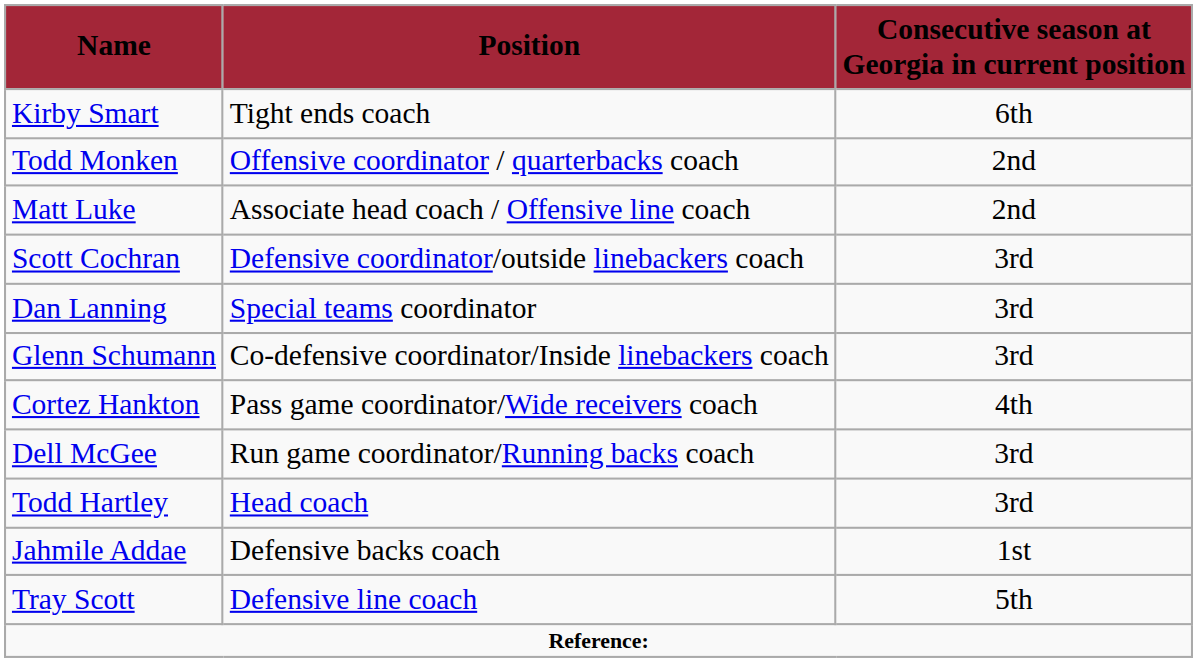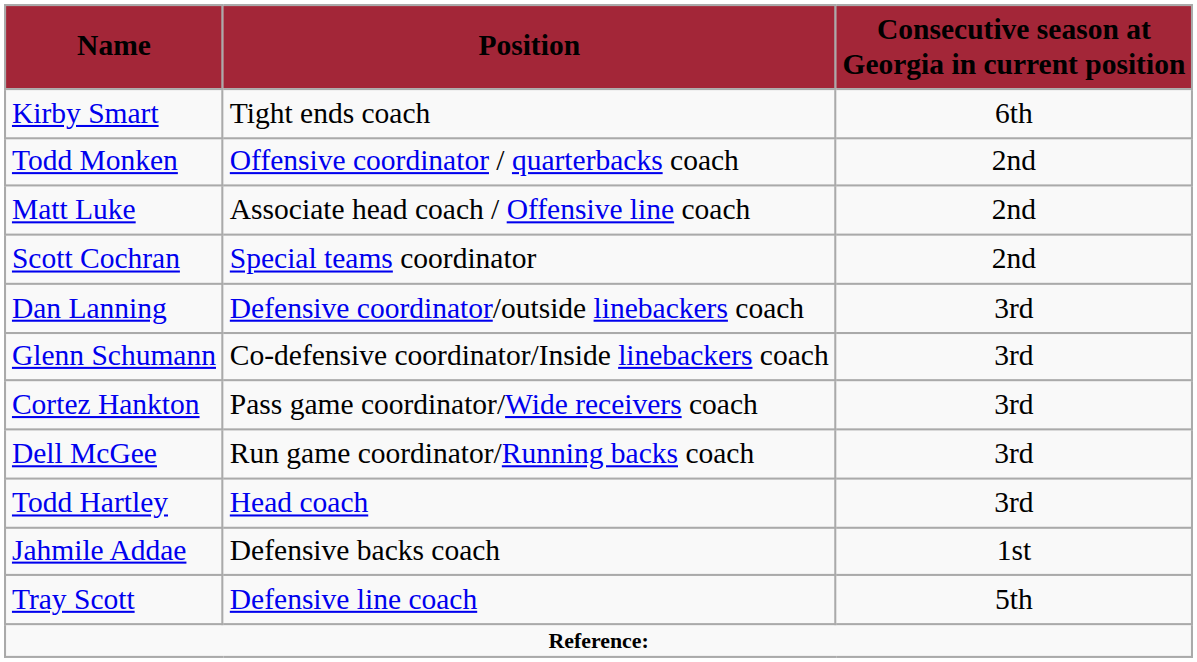(517, 258) Defensive coordinator/outside linebackers coach -> (383, 258) Special teams coordinator
(1014, 258) 3rd -> (1014, 258) 2nd
(383, 307) Special teams coordinator -> (517, 307) Defensive coordinator/outside linebackers coach
(1014, 404) 4th -> (1014, 404) 3rd
